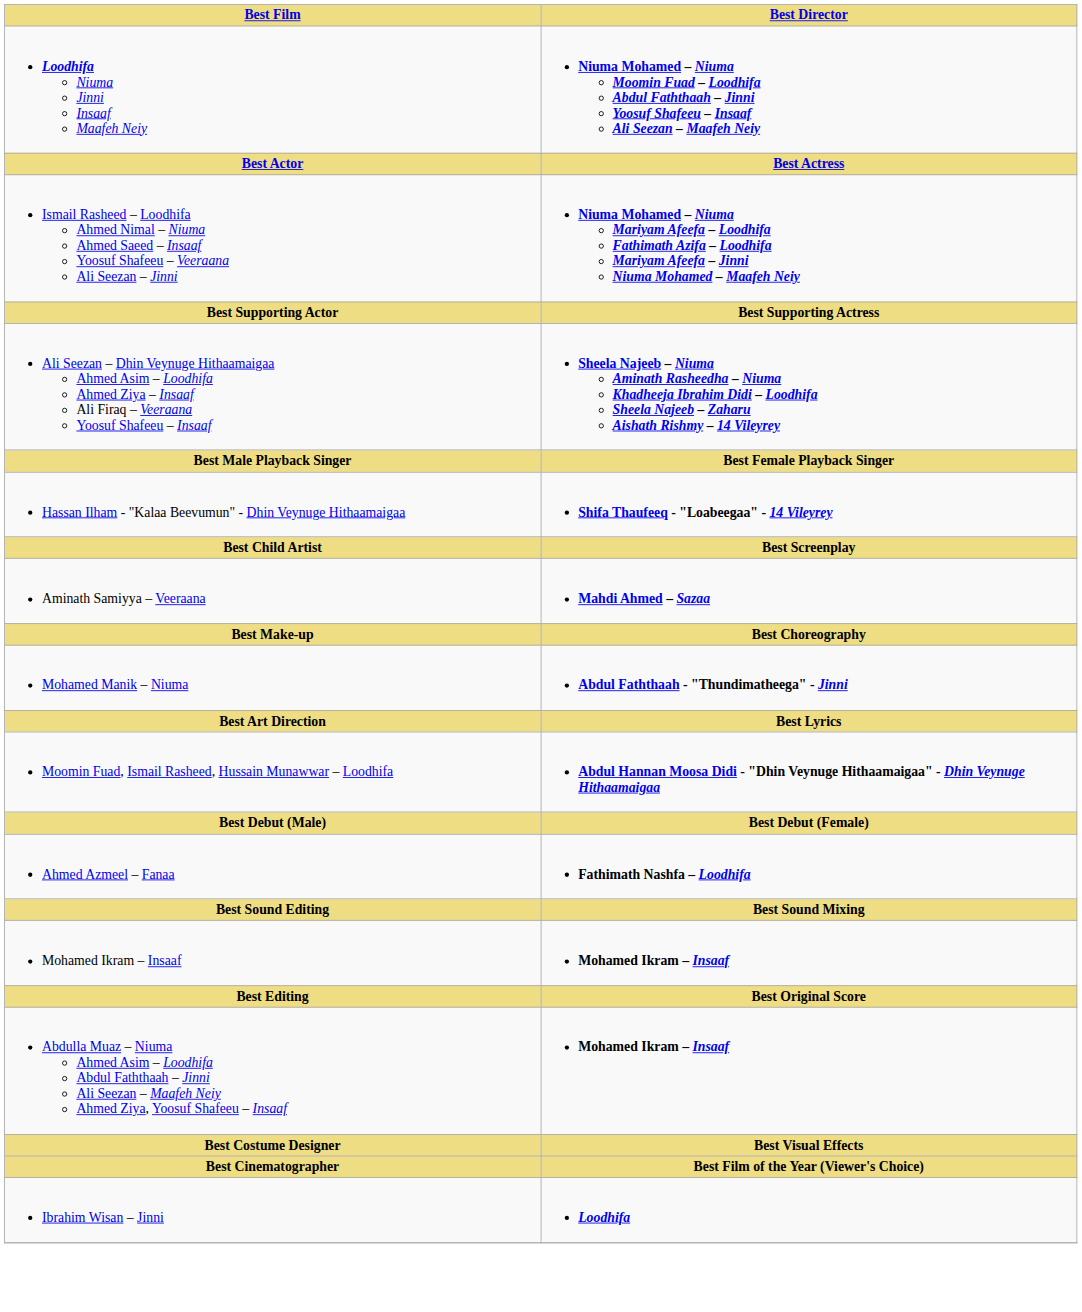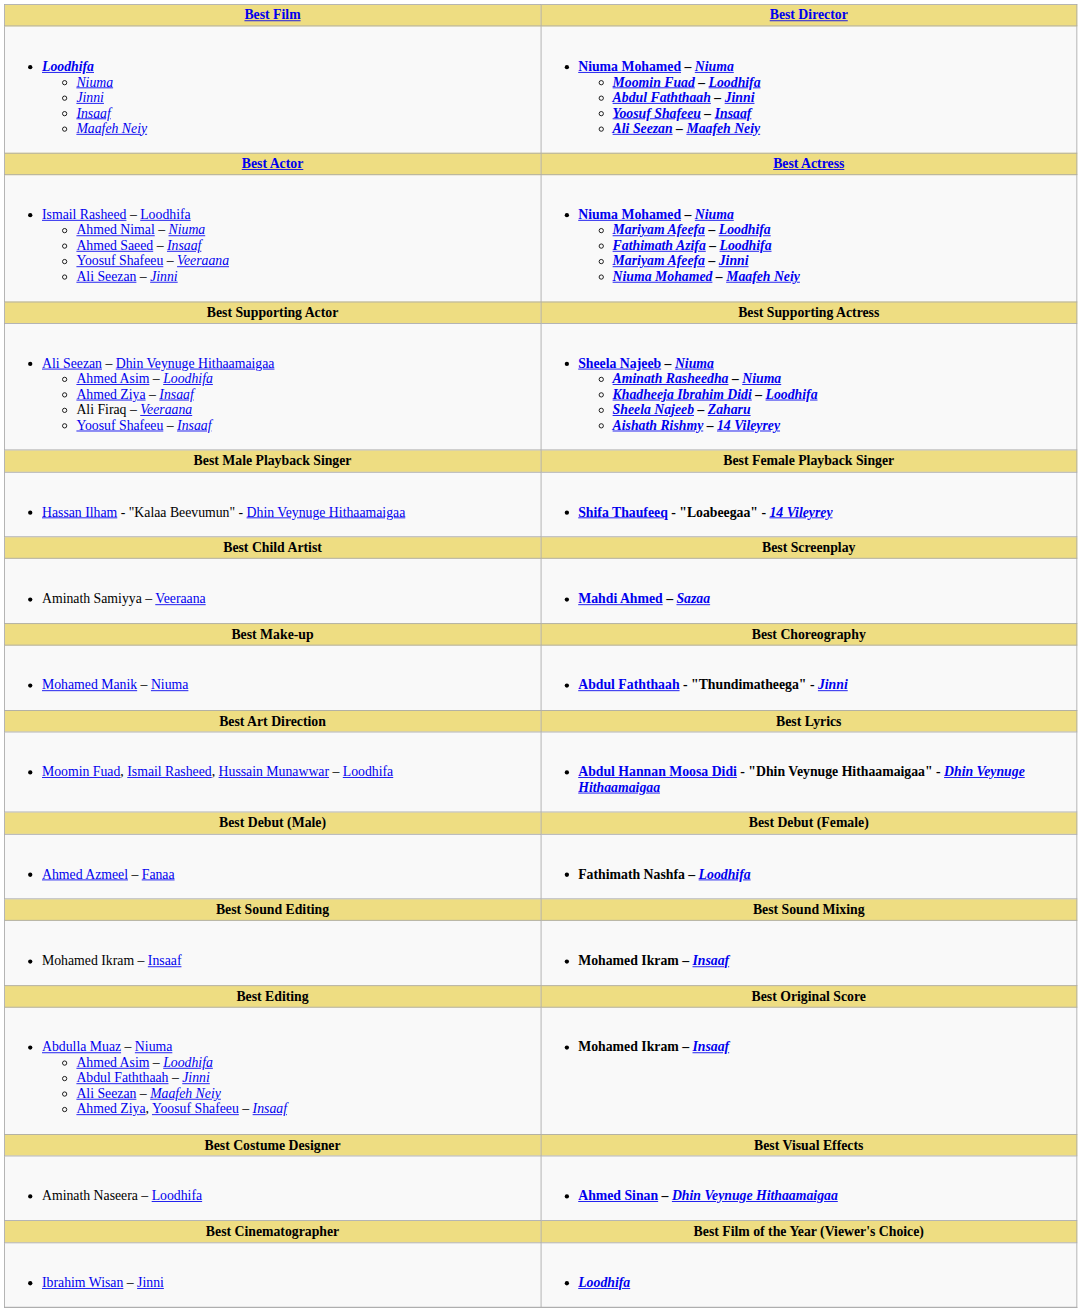+ row: (273, 1196)
